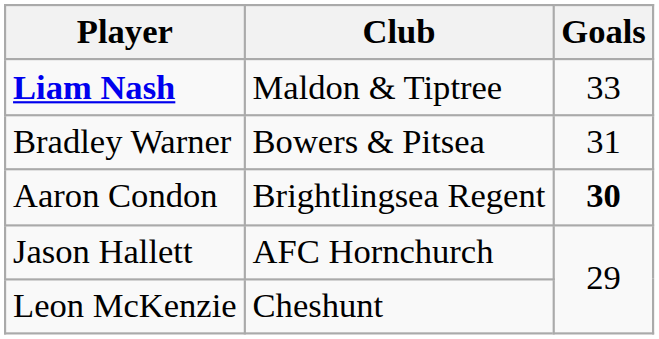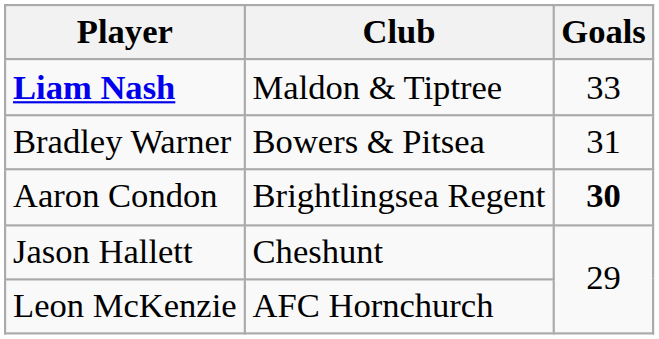(373, 251) AFC Hornchurch -> (318, 251) Cheshunt
(318, 305) Cheshunt -> (373, 305) AFC Hornchurch
